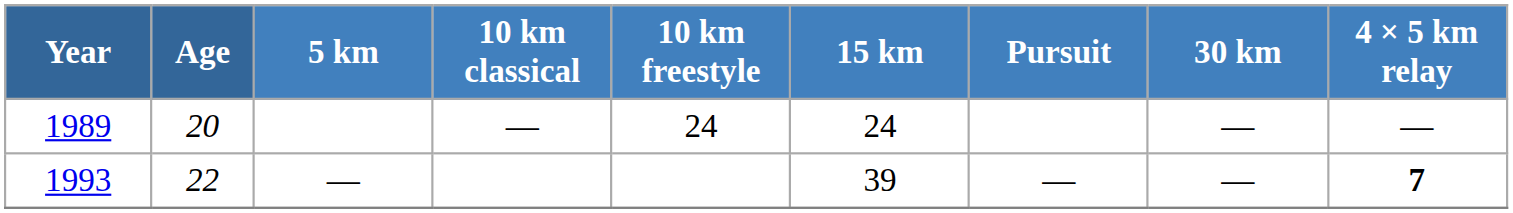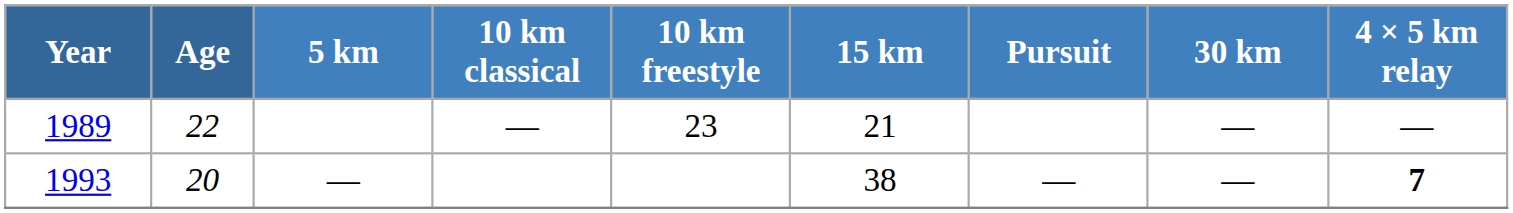(203, 125) 20 -> (203, 125) 22
(701, 125) 24 -> (701, 125) 23
(880, 125) 24 -> (880, 125) 21
(203, 180) 22 -> (203, 180) 20
(880, 180) 39 -> (880, 180) 38
